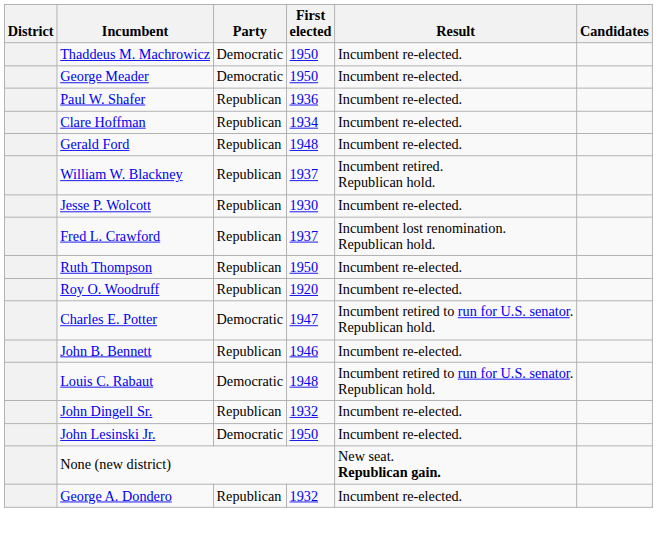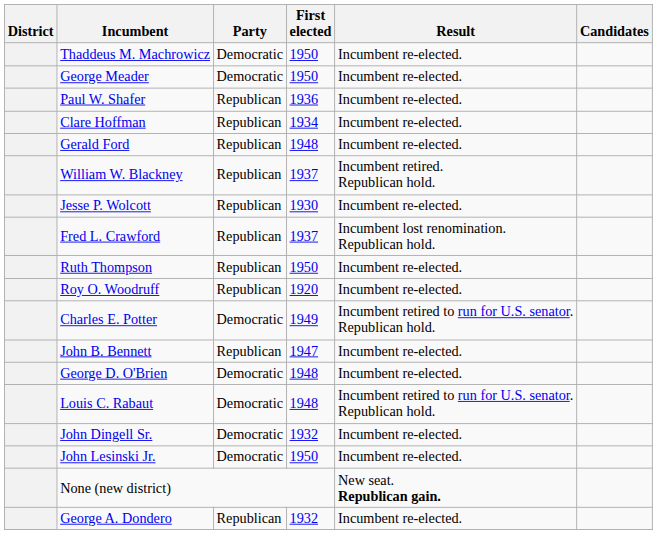(304, 320) 1947 -> (304, 320) 1949
(304, 350) 1946 -> (304, 350) 1947
+ row: (114, 373)
(249, 412) Republican -> (250, 434) Democratic
